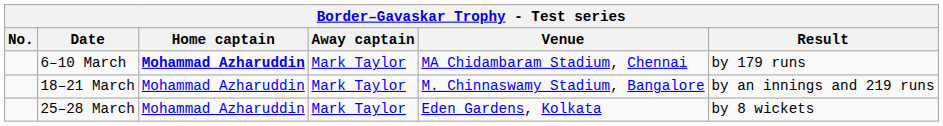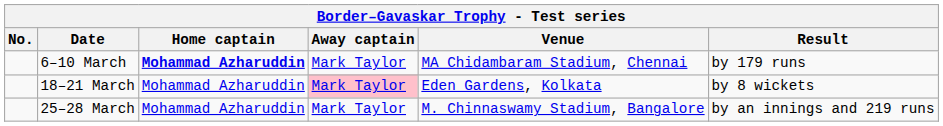(359, 86) no background -> (359, 86) pink background
(563, 86) M. Chinnaswamy Stadium, Bangalore -> (511, 86) Eden Gardens, Kolkata
(823, 86) by an innings and 219 runs -> (763, 86) by 8 wickets
(511, 109) Eden Gardens, Kolkata -> (563, 109) M. Chinnaswamy Stadium, Bangalore
(763, 109) by 8 wickets -> (823, 109) by an innings and 219 runs
